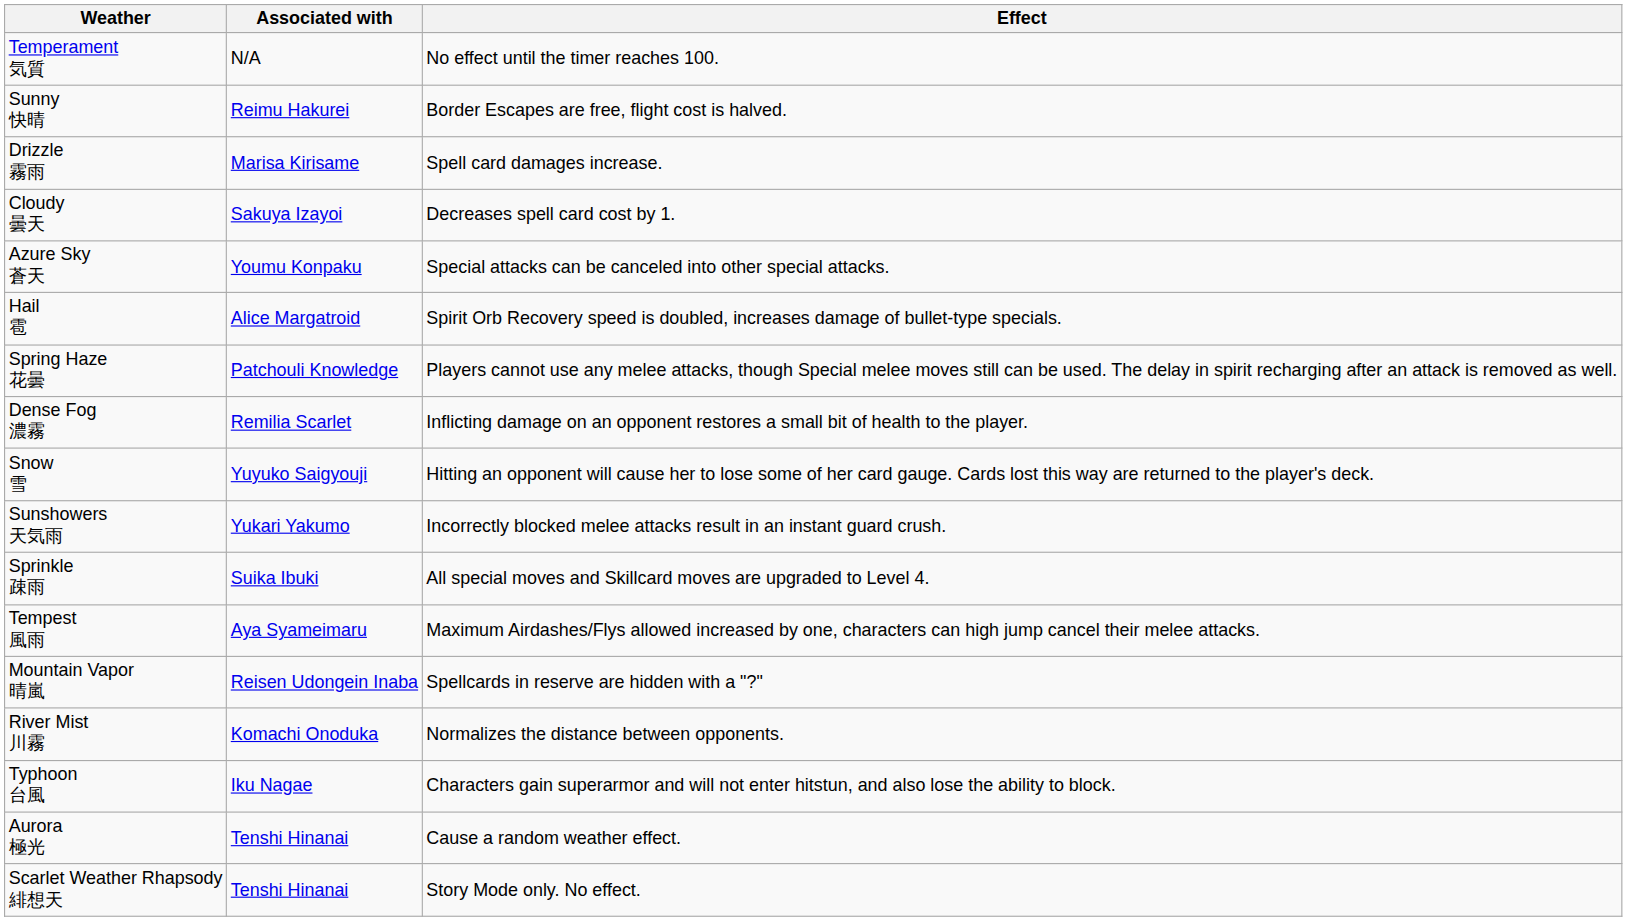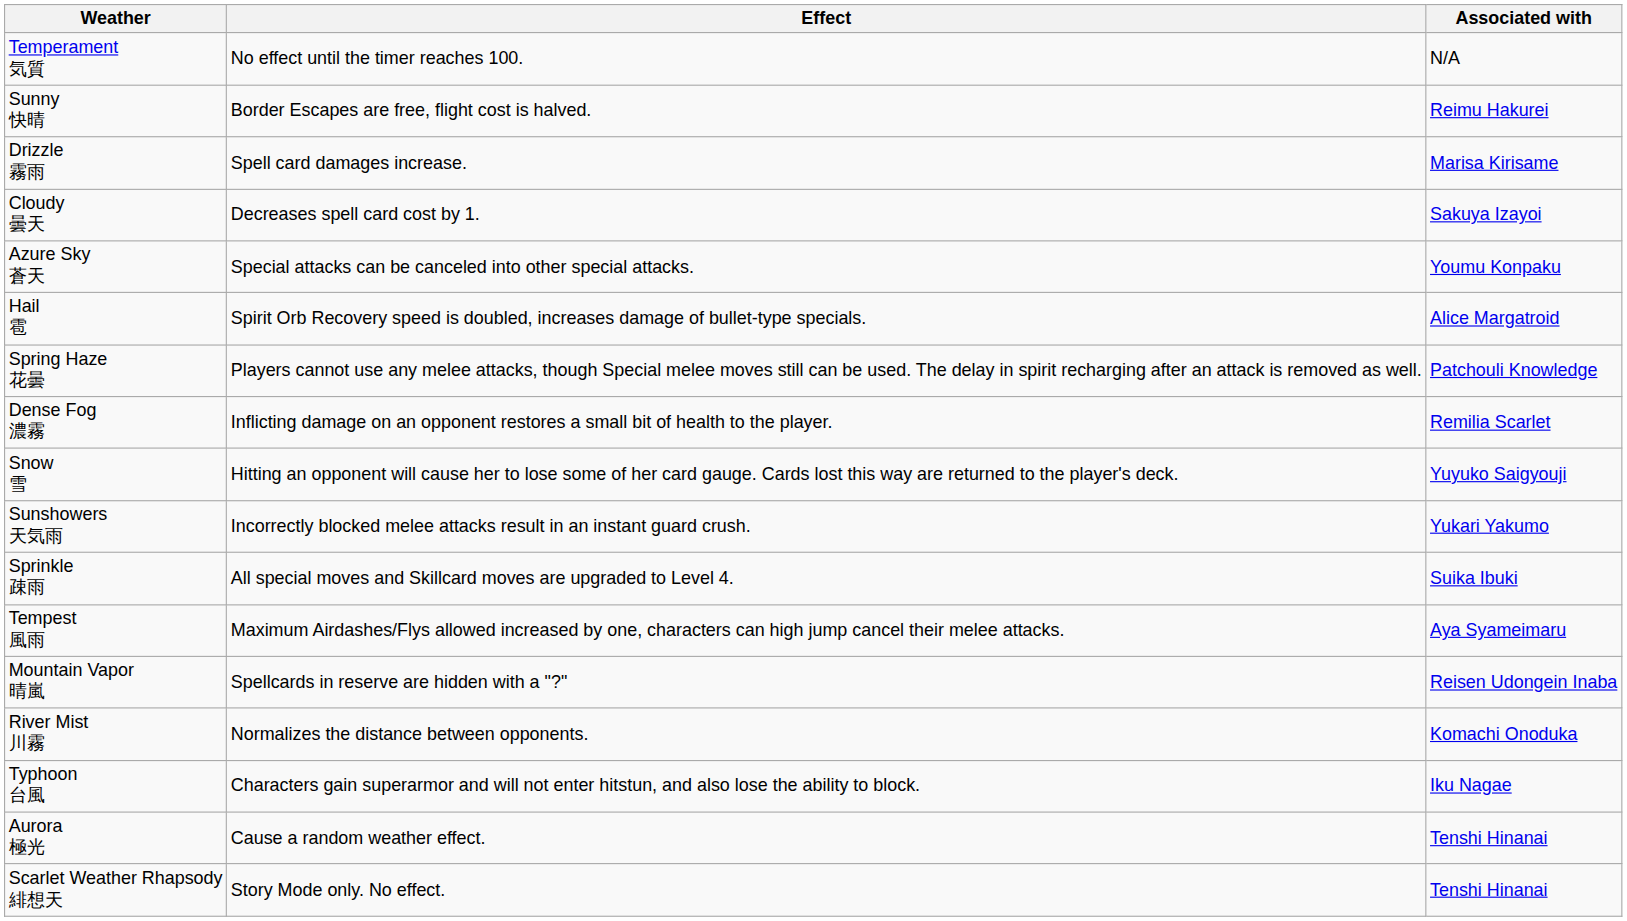columns swapped: (324, 18) <-> (1022, 18)
